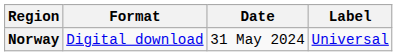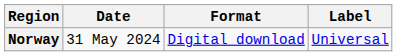columns swapped: (258, 16) <-> (135, 16)
